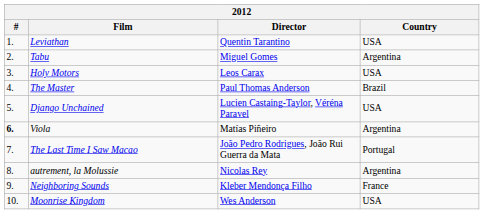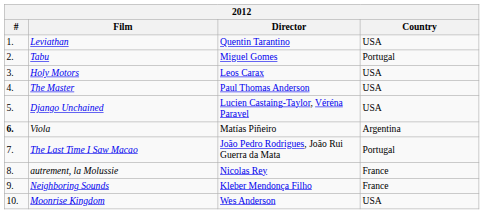(382, 57) Argentina -> (379, 57) Portugal
(374, 88) Brazil -> (372, 88) USA
(382, 170) Argentina -> (376, 170) France
